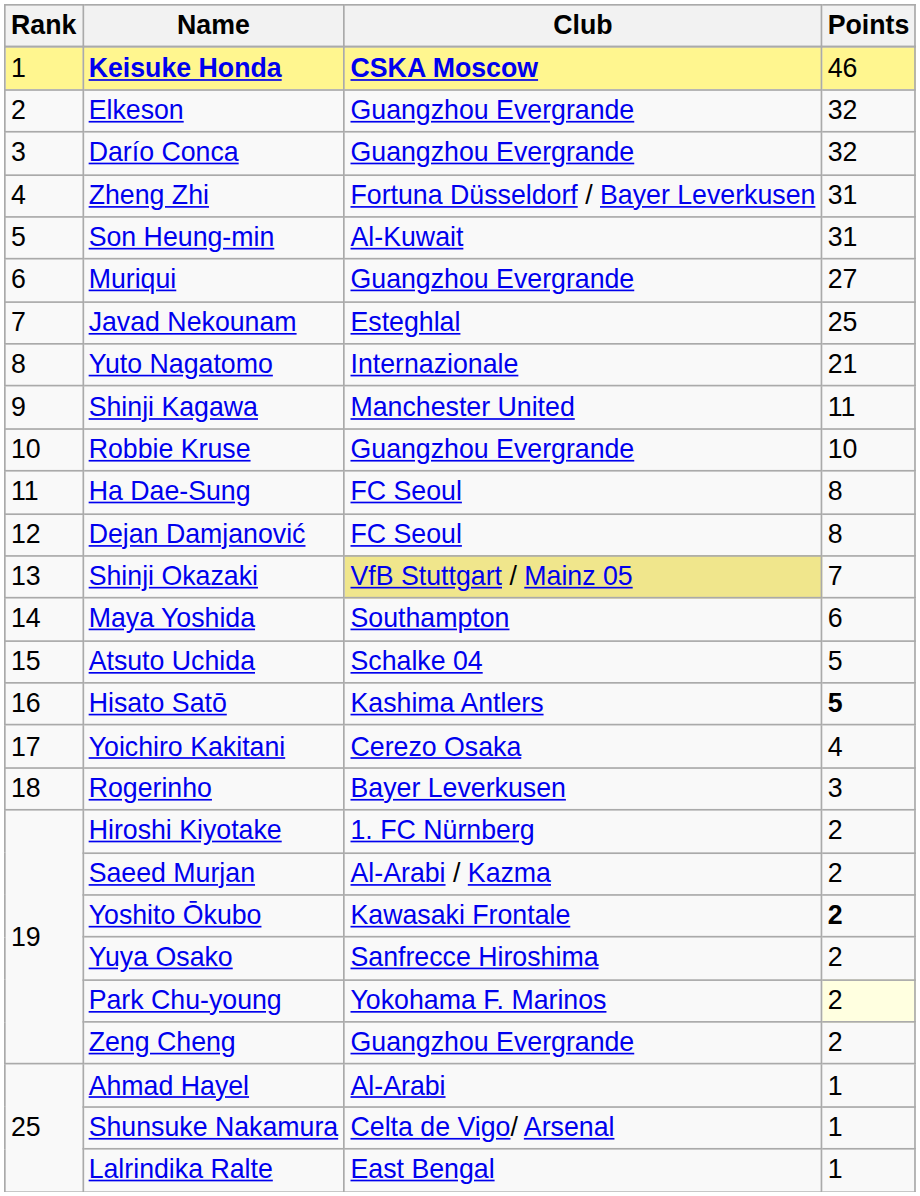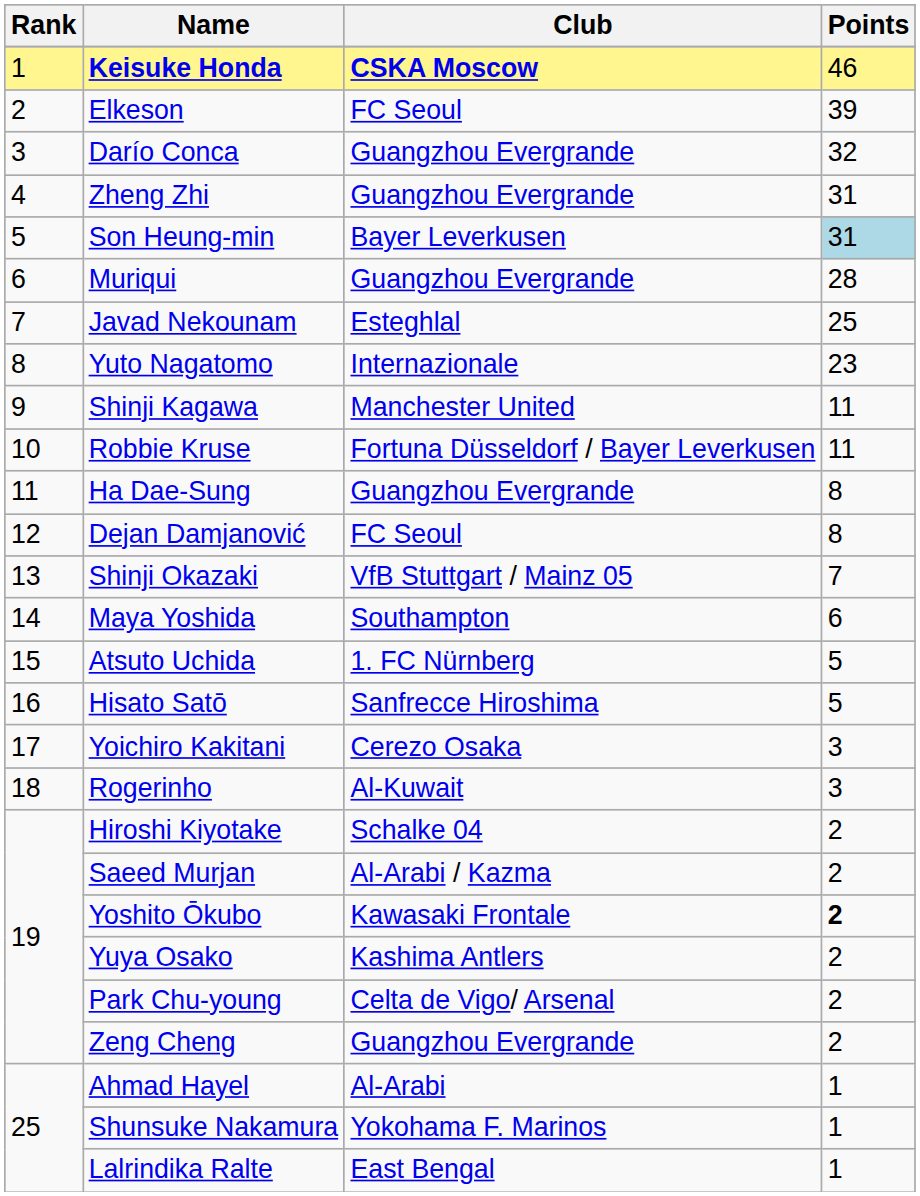(492, 110) Guangzhou Evergrande -> (406, 110) FC Seoul
(843, 110) 32 -> (843, 110) 39
(583, 195) Fortuna Düsseldorf / Bayer Leverkusen -> (492, 195) Guangzhou Evergrande
(407, 237) Al-Kuwait -> (458, 237) Bayer Leverkusen
(843, 237) no background -> (843, 237) lightblue background
(843, 279) 27 -> (843, 279) 28
(843, 364) 21 -> (843, 364) 23
(492, 449) Guangzhou Evergrande -> (583, 449) Fortuna Düsseldorf / Bayer Leverkusen
(843, 449) 10 -> (842, 449) 11
(406, 491) FC Seoul -> (492, 491) Guangzhou Evergrande
(492, 576) khaki background -> (492, 576) no background
(417, 661) Schalke 04 -> (443, 661) 1. FC Nürnberg
(447, 703) Kashima Antlers -> (474, 703) Sanfrecce Hiroshima
(835, 703) bold -> (835, 703) normal
(835, 746) 4 -> (835, 746) 3
(458, 788) Bayer Leverkusen -> (407, 788) Al-Kuwait
(443, 830) 1. FC Nürnberg -> (417, 830) Schalke 04
(474, 957) Sanfrecce Hiroshima -> (447, 957) Kashima Antlers
(478, 1000) Yokohama F. Marinos -> (482, 1000) Celta de Vigo/ Arsenal
(835, 1000) lightyellow background -> (835, 1000) no background
(482, 1127) Celta de Vigo/ Arsenal -> (478, 1127) Yokohama F. Marinos
